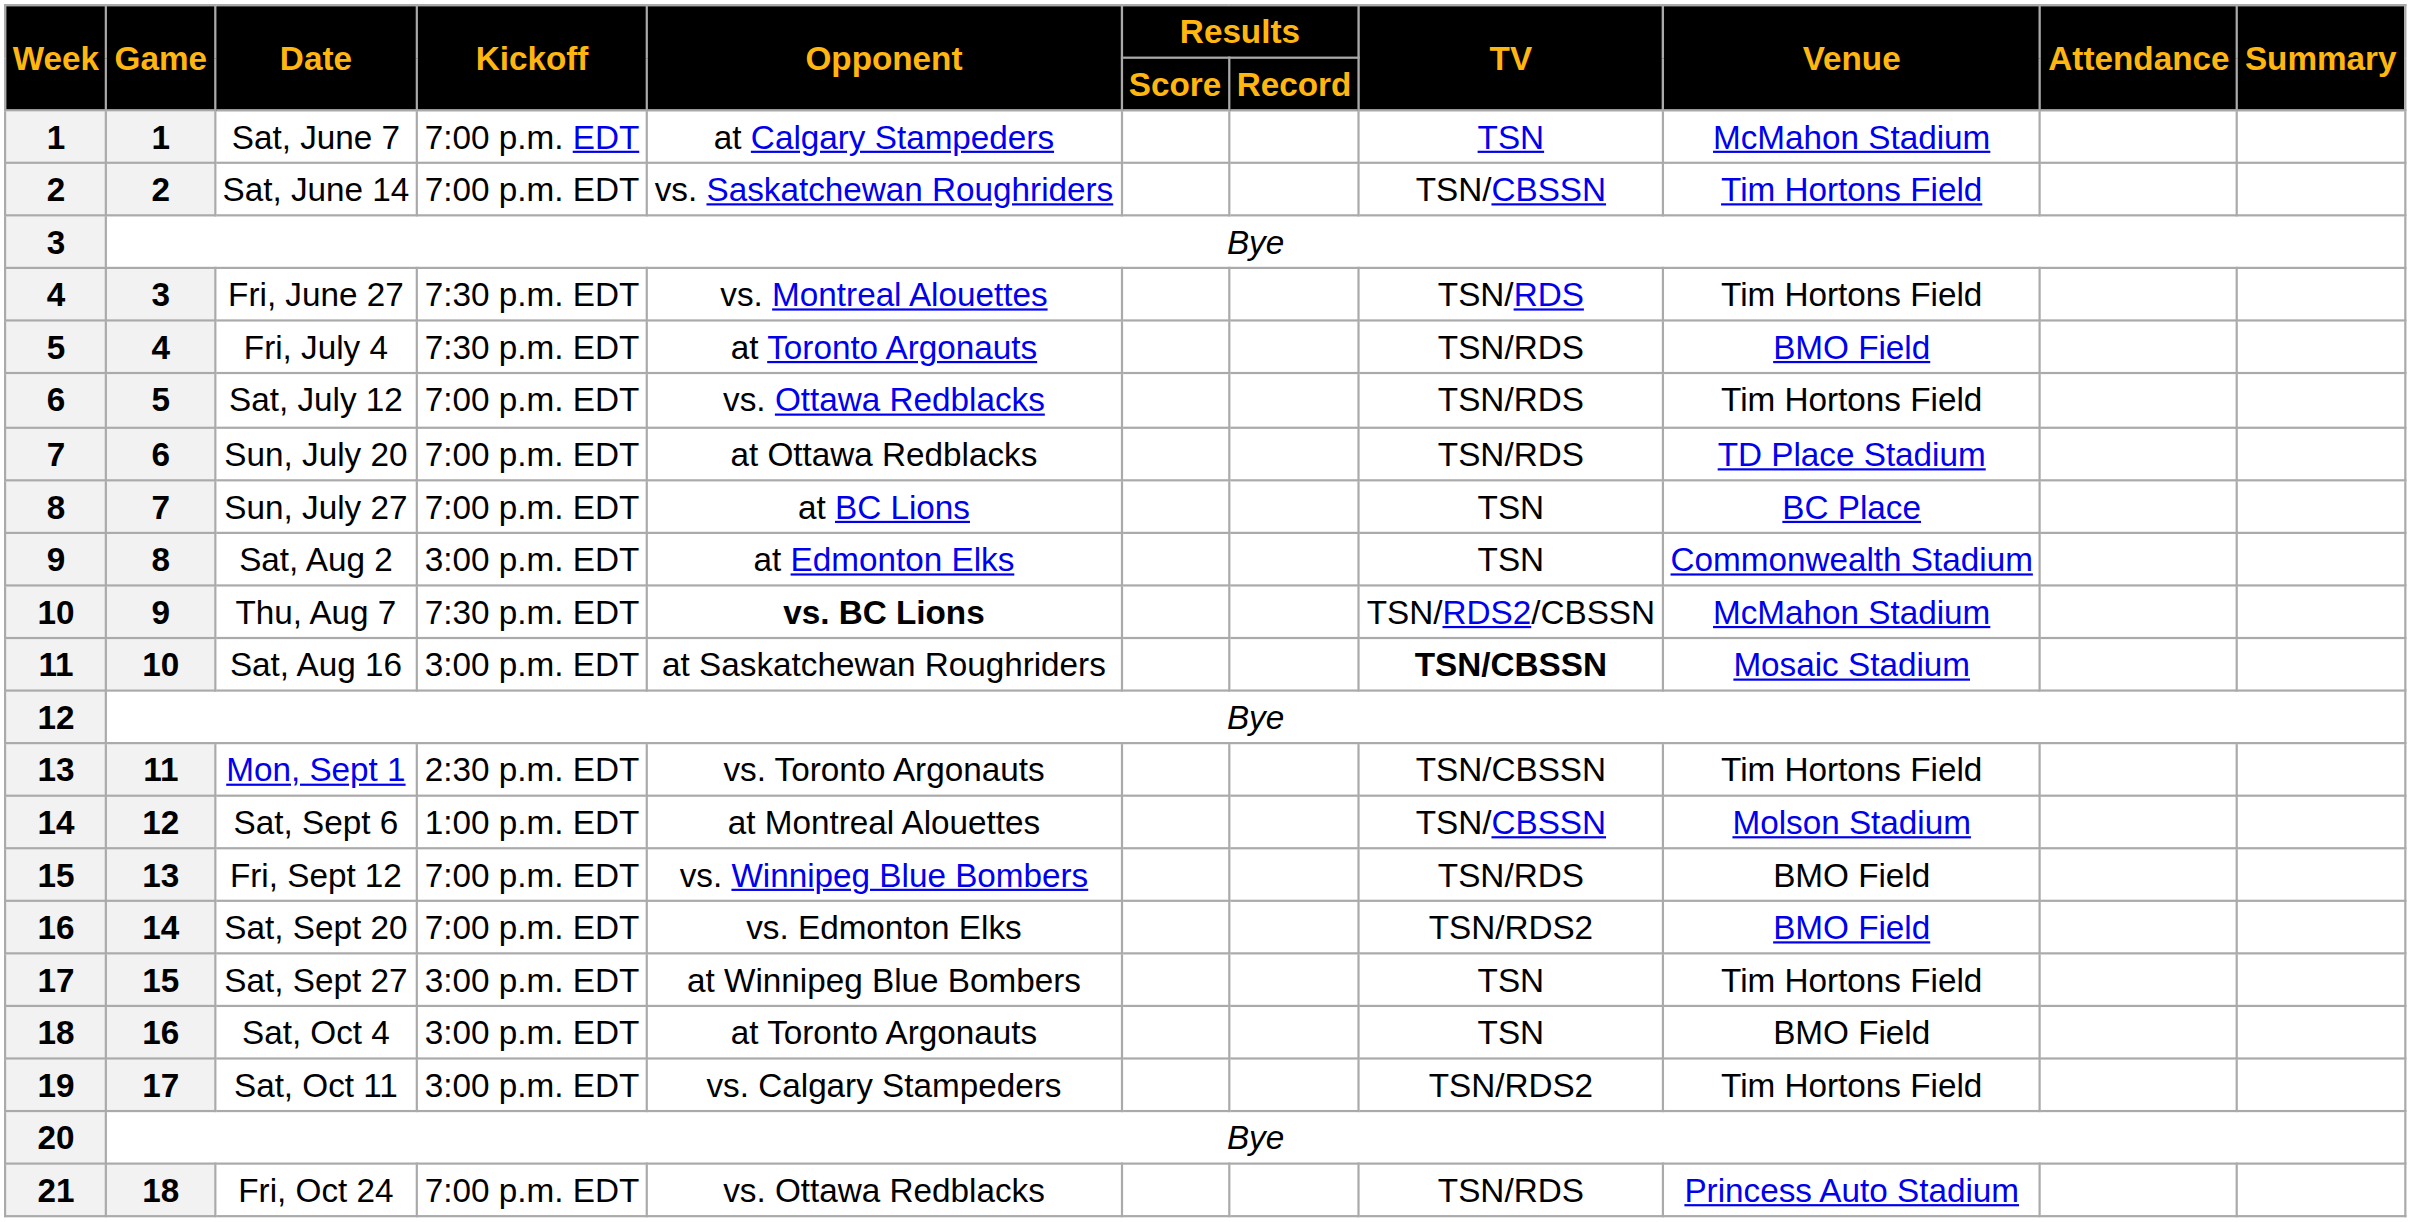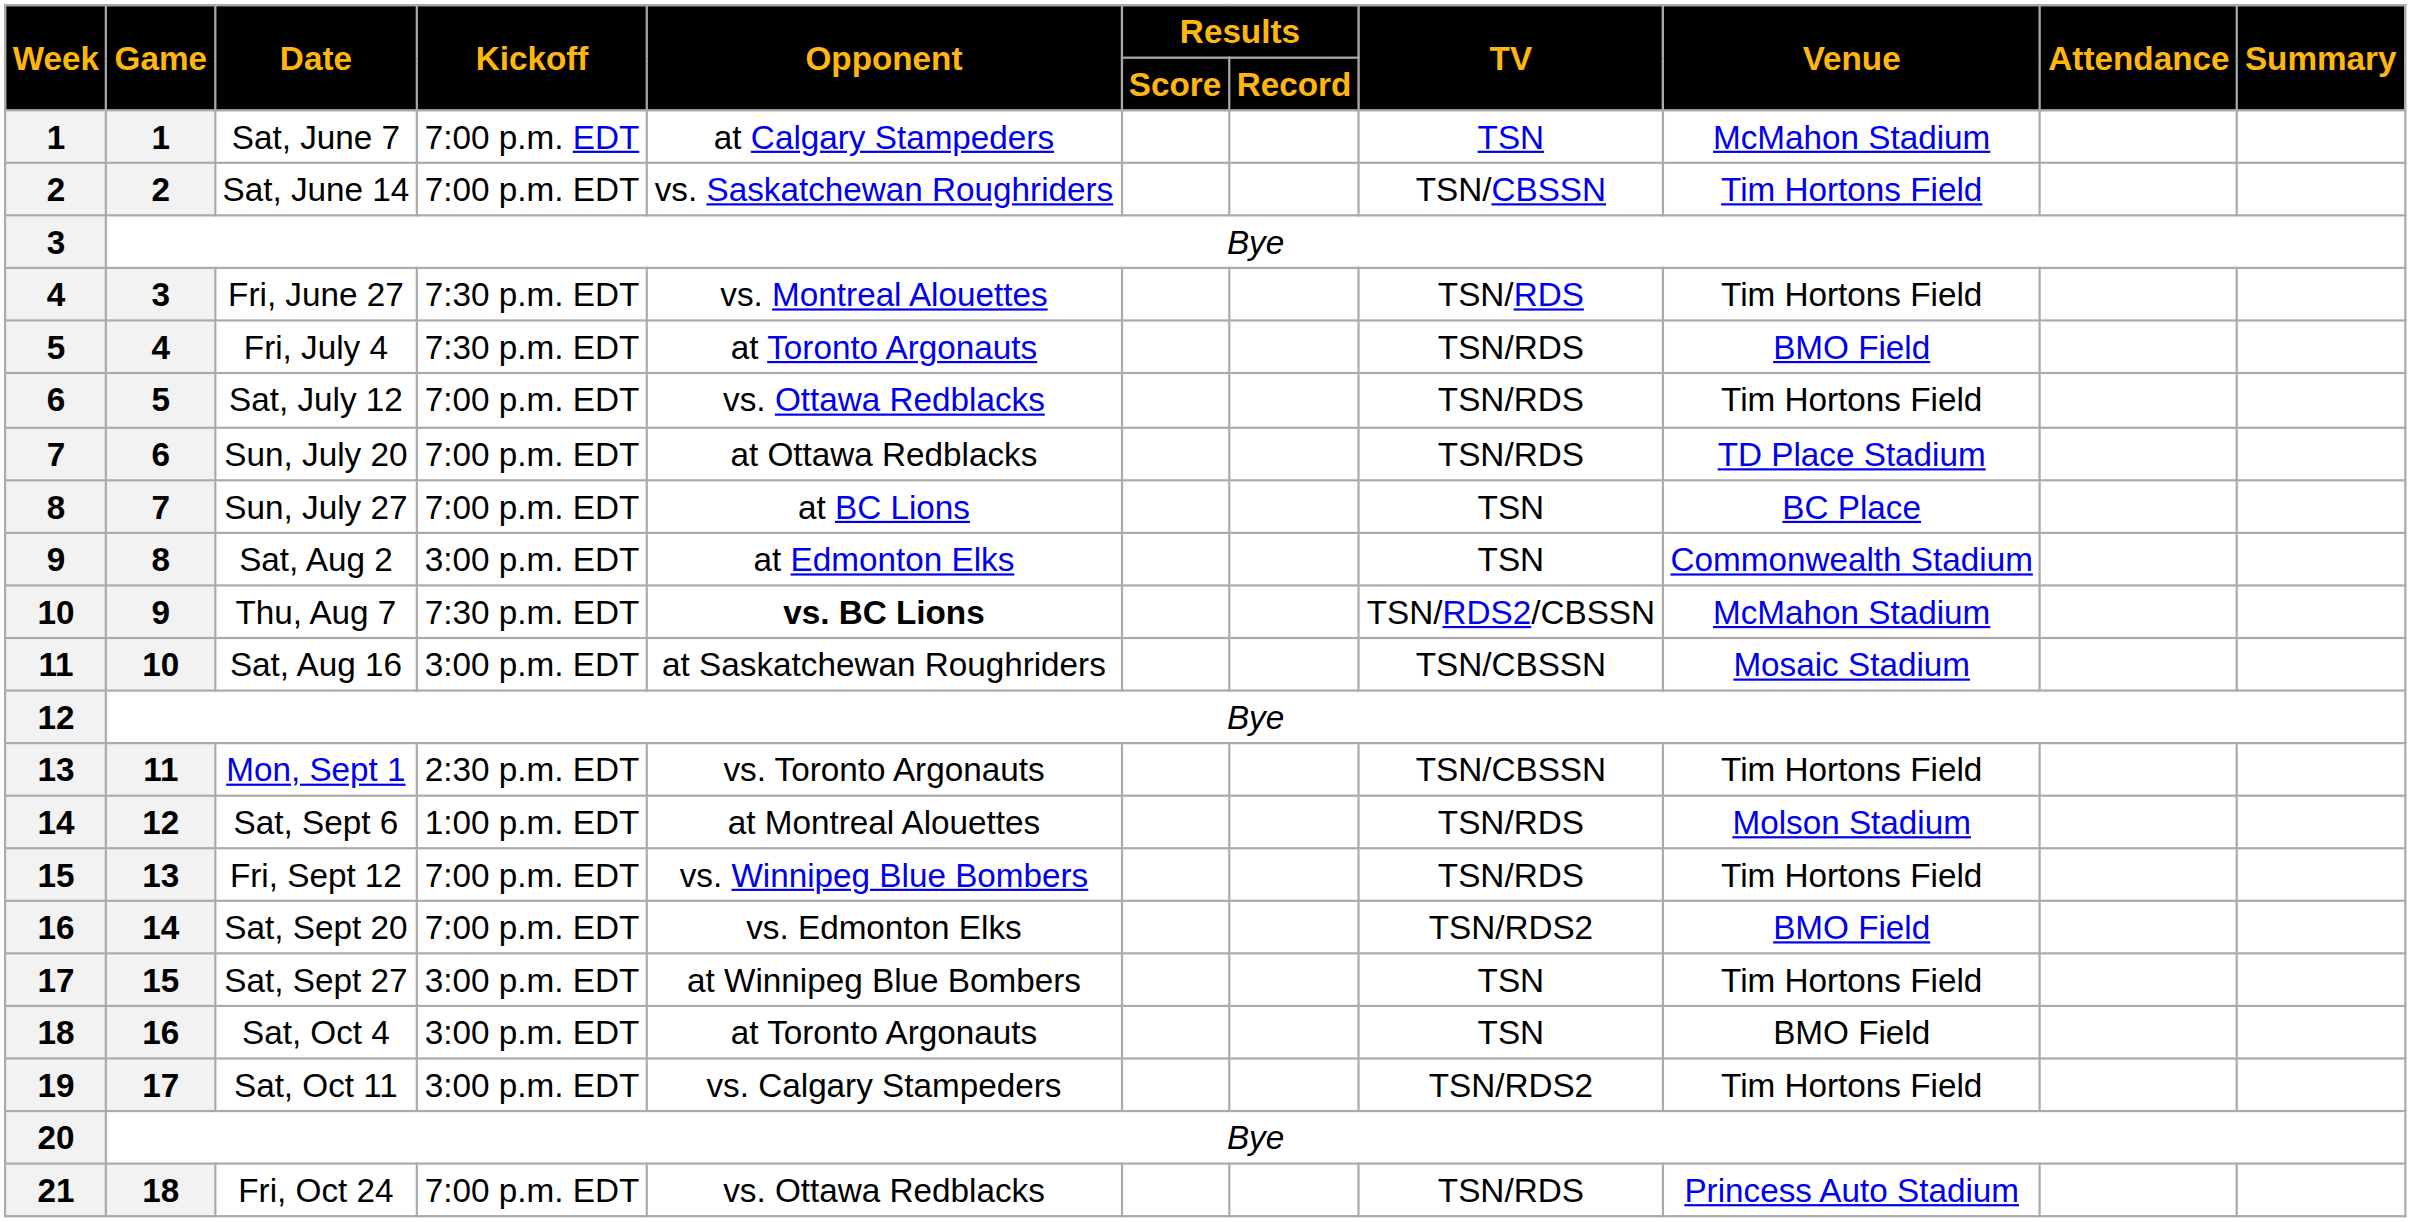(1511, 664) bold -> (1511, 664) normal
(1511, 822) TSN/CBSSN -> (1511, 822) TSN/RDS
(1852, 875) BMO Field -> (1852, 875) Tim Hortons Field
